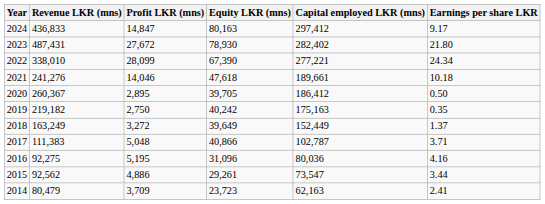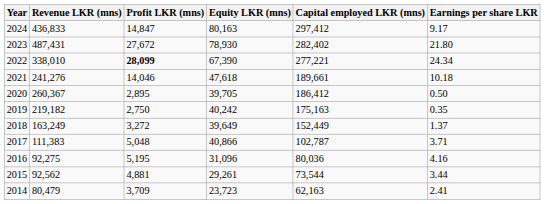(141, 61) normal -> (141, 61) bold
(138, 175) 4,886 -> (138, 175) 4,881
(310, 175) 73,547 -> (310, 175) 73,544
